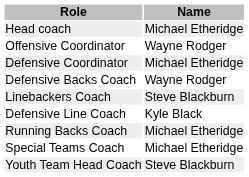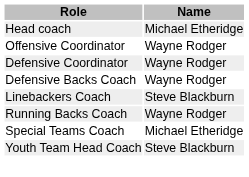(194, 63) Michael Etheridge -> (186, 63) Wayne Rodger
- row: (66, 113)
(194, 130) Michael Etheridge -> (186, 113) Wayne Rodger
